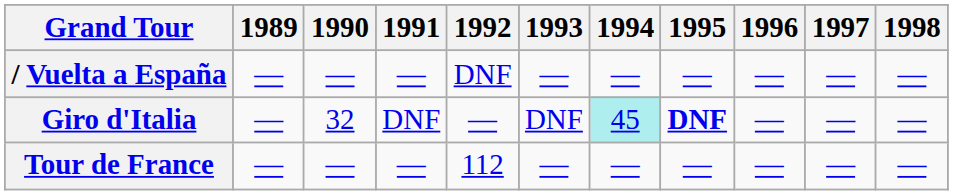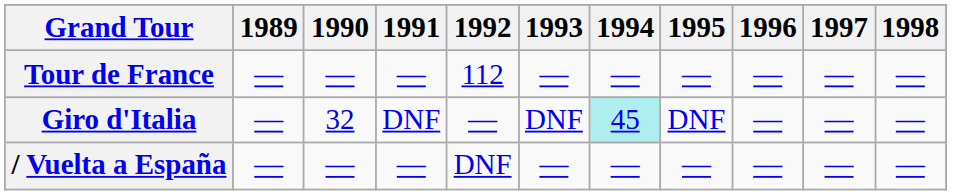rows swapped: (119, 73) <-> (119, 165)
(697, 119) bold -> (696, 119) normal
